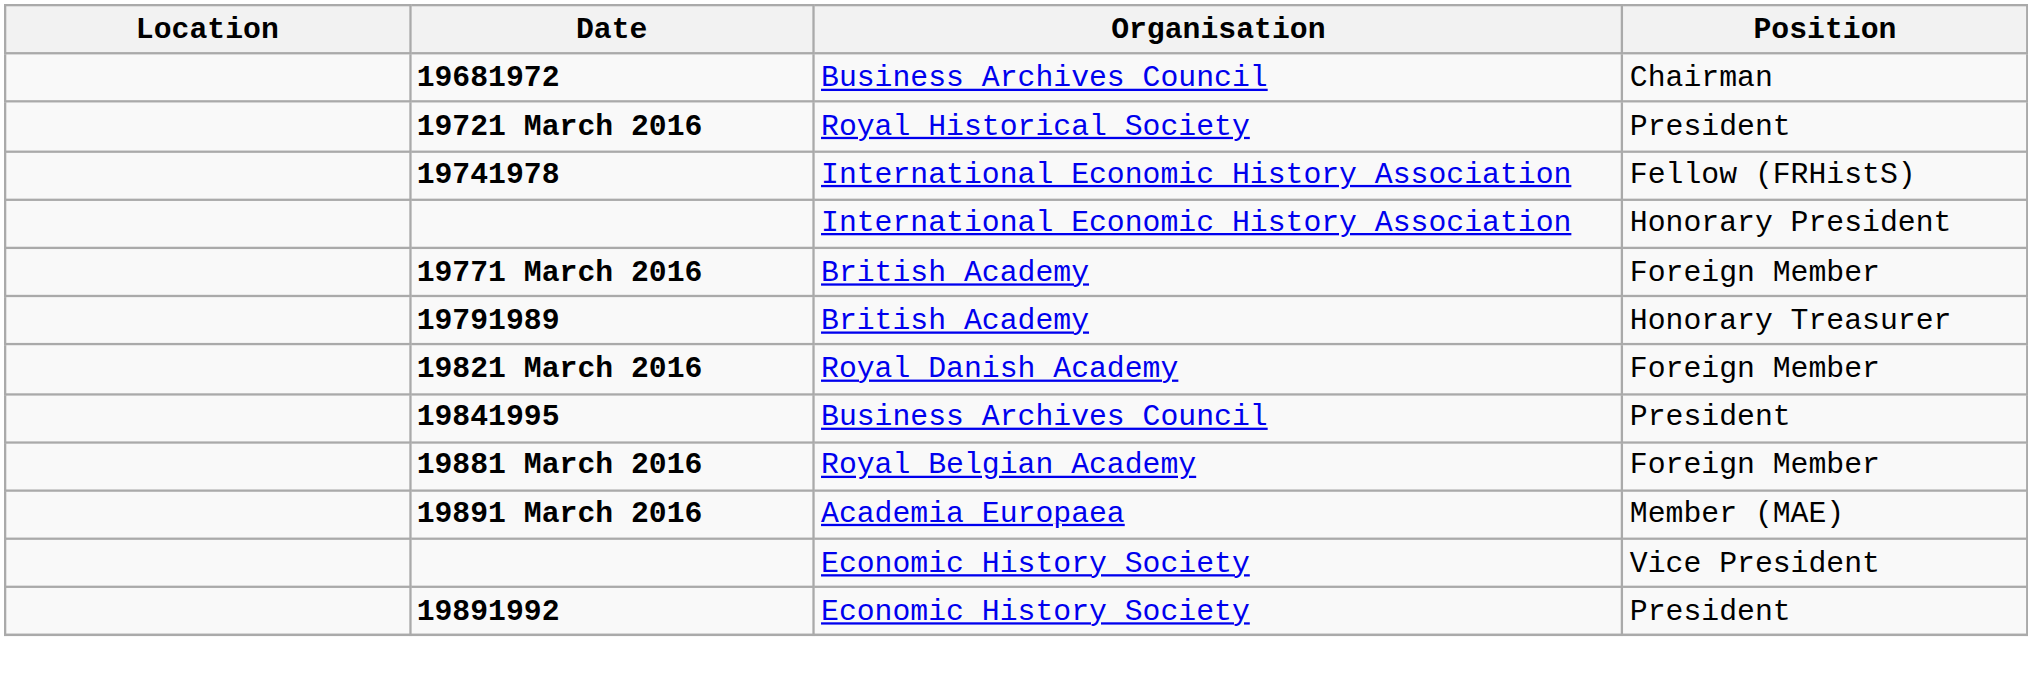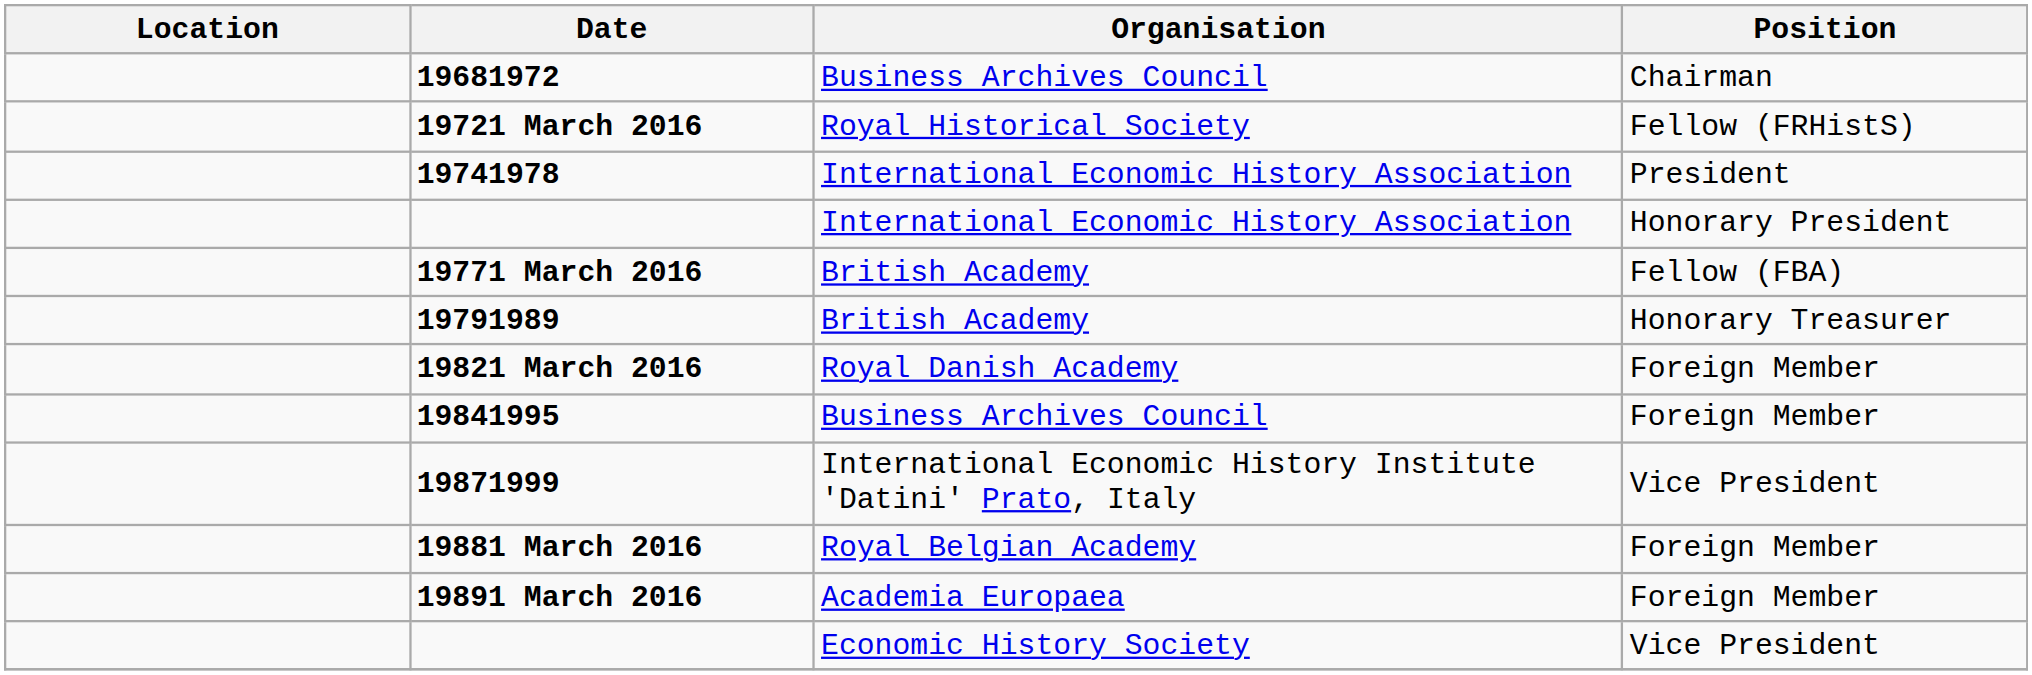(1710, 126) President -> (1773, 126) Fellow (FRHistS)
(1773, 175) Fellow (FRHistS) -> (1710, 175) President
(1755, 272) Foreign Member -> (1737, 272) Fellow (FBA)
(1710, 418) President -> (1755, 418) Foreign Member
+ row: (488, 483)
(1737, 515) Member (MAE) -> (1755, 597) Foreign Member
- row: (488, 612)
